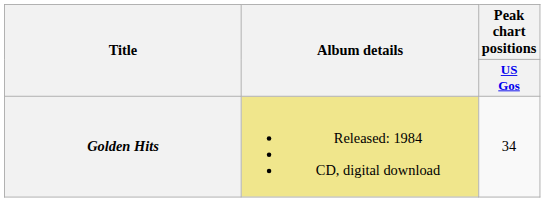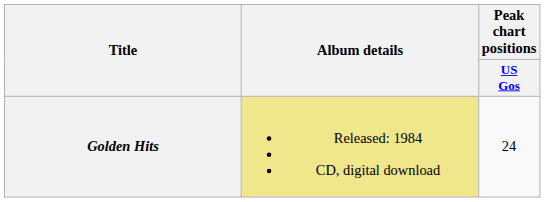(509, 146) 34 -> (509, 146) 24
